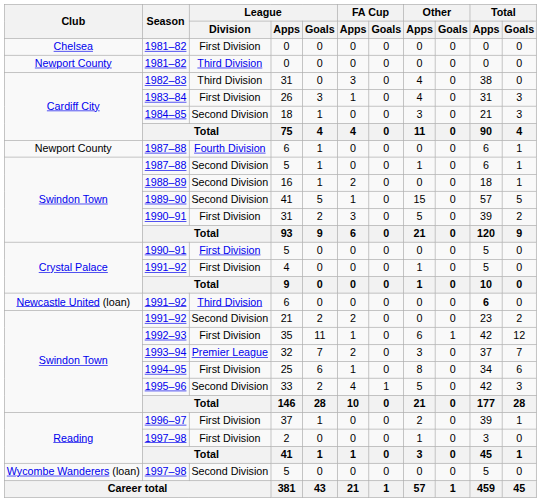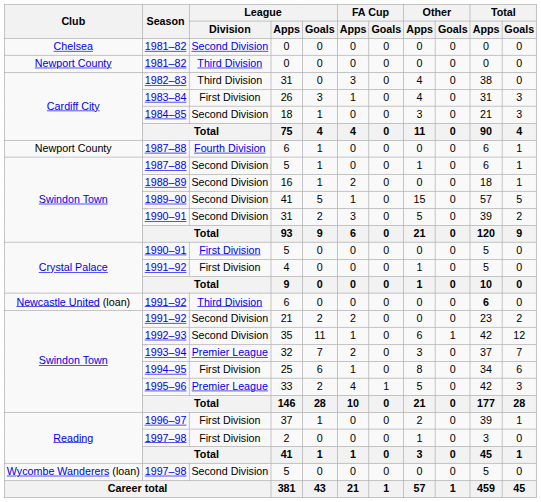(230, 47) First Division -> (230, 47) Second Division
(230, 217) First Division -> (230, 217) Second Division
(230, 336) First Division -> (230, 336) Second Division
(230, 387) Second Division -> (230, 387) Premier League
